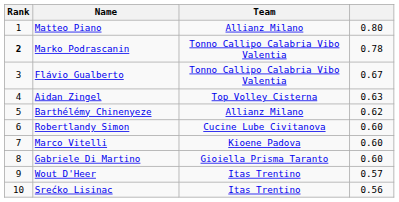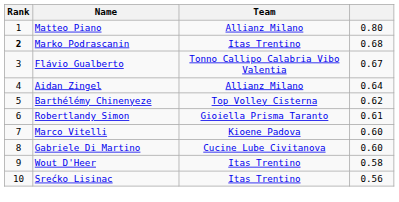(264, 48) Tonno Callipo Calabria Vibo Valentia -> (264, 43) Itas Trentino
(372, 48) 0.78 -> (372, 43) 0.68
(264, 96) Top Volley Cisterna -> (264, 85) Allianz Milano
(372, 96) 0.63 -> (372, 85) 0.64
(264, 112) Allianz Milano -> (264, 101) Top Volley Cisterna
(264, 127) Cucine Lube Civitanova -> (264, 116) Gioiella Prisma Taranto
(372, 127) 0.60 -> (372, 116) 0.61
(264, 158) Gioiella Prisma Taranto -> (264, 147) Cucine Lube Civitanova
(372, 174) 0.57 -> (372, 163) 0.58
